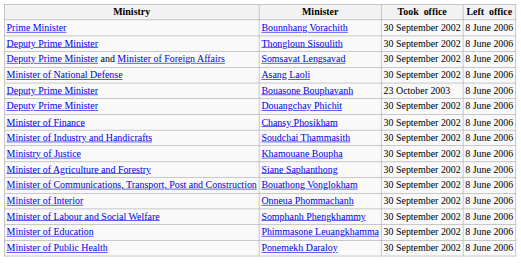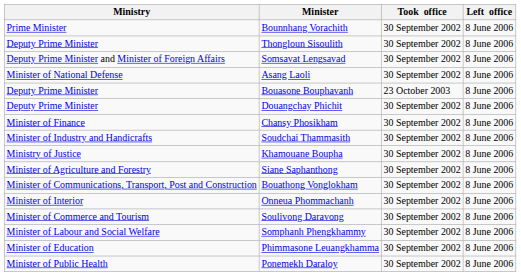+ row: (303, 216)
